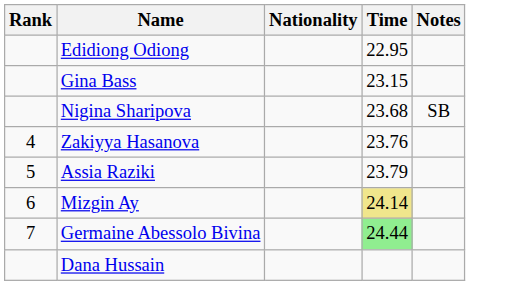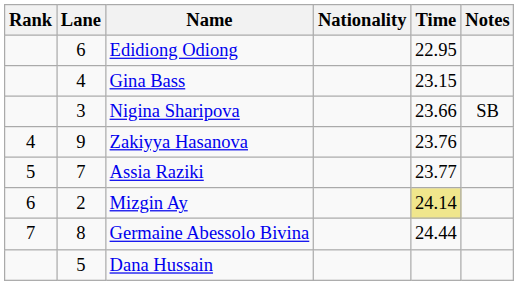+ column: (81, 19)
(387, 111) 23.68 -> (436, 111) 23.66
(387, 172) 23.79 -> (436, 172) 23.77
(387, 234) lightgreen background -> (436, 234) no background
